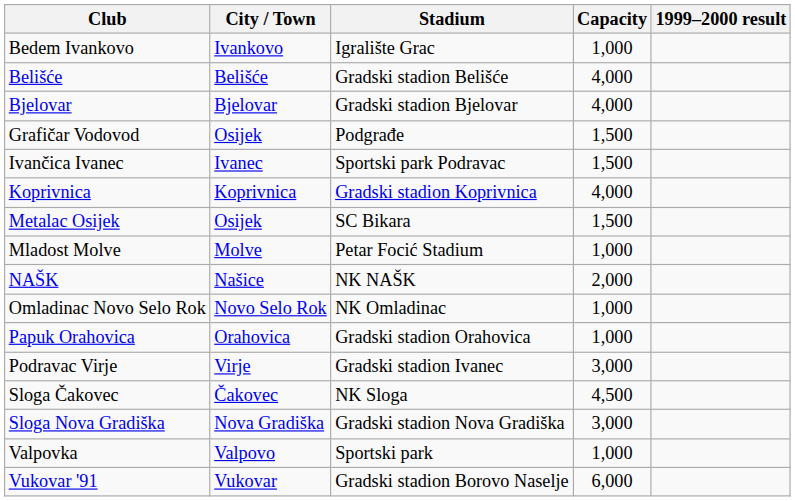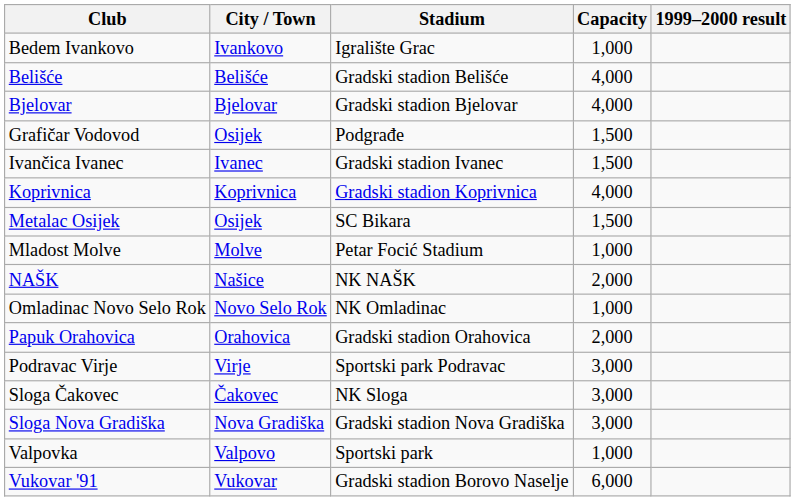(420, 163) Sportski park Podravac -> (419, 163) Gradski stadion Ivanec
(612, 337) 1,000 -> (612, 337) 2,000
(419, 366) Gradski stadion Ivanec -> (420, 366) Sportski park Podravac
(612, 395) 4,500 -> (612, 395) 3,000
